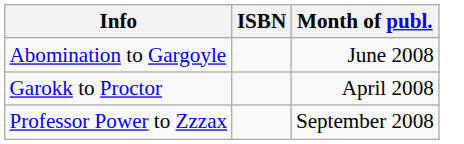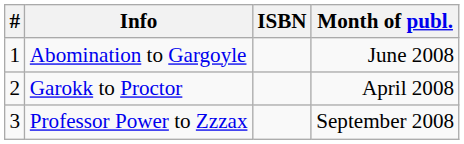+ column: (15, 21)
